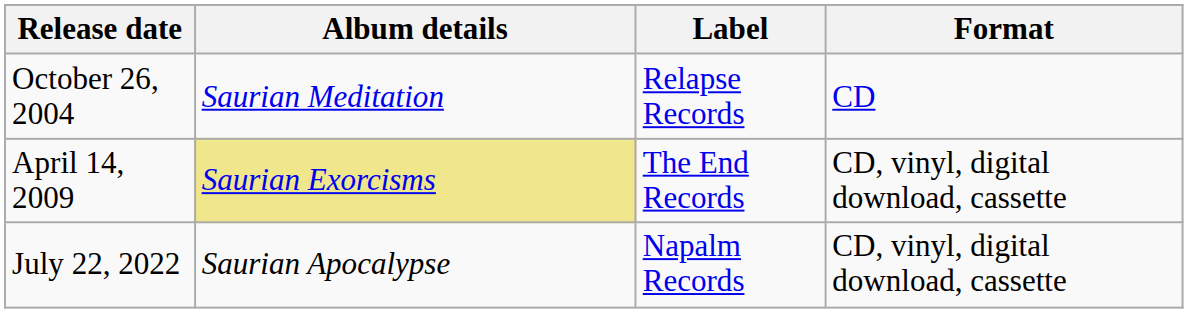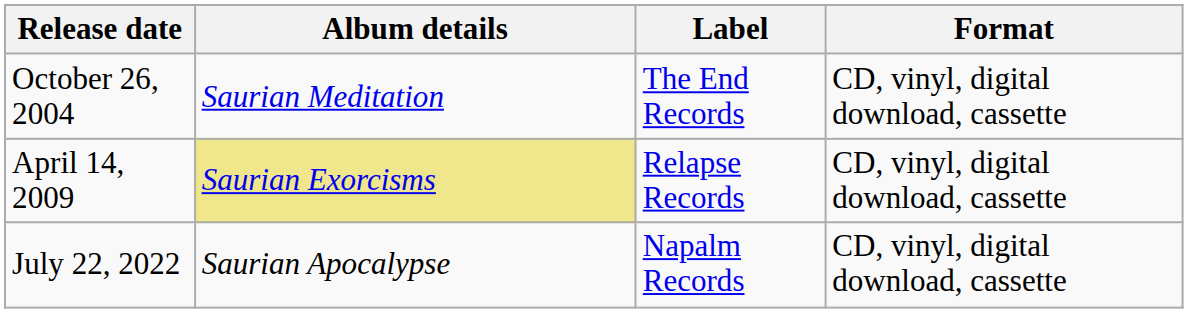(694, 95) Relapse Records -> (696, 95) The End Records
(854, 95) CD -> (950, 95) CD, vinyl, digital download, cassette
(696, 179) The End Records -> (694, 179) Relapse Records
